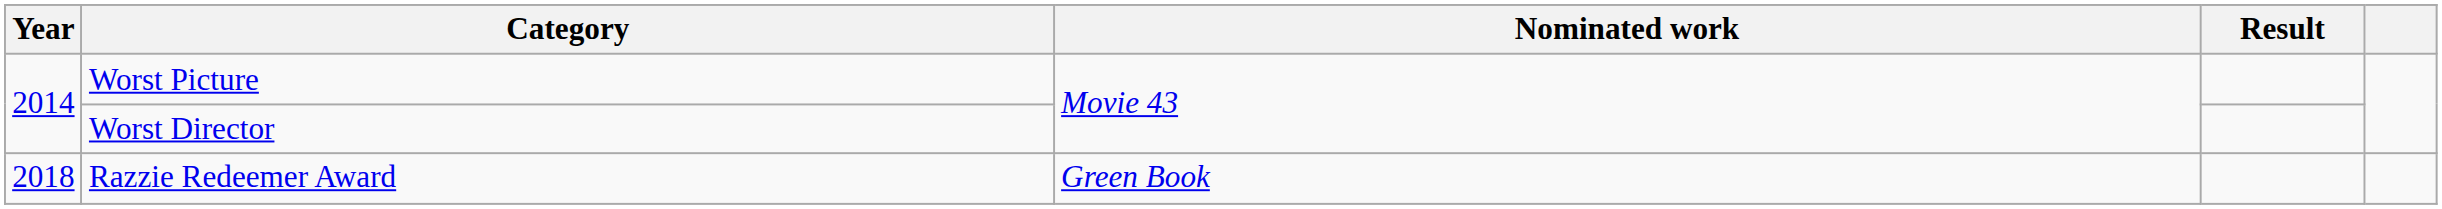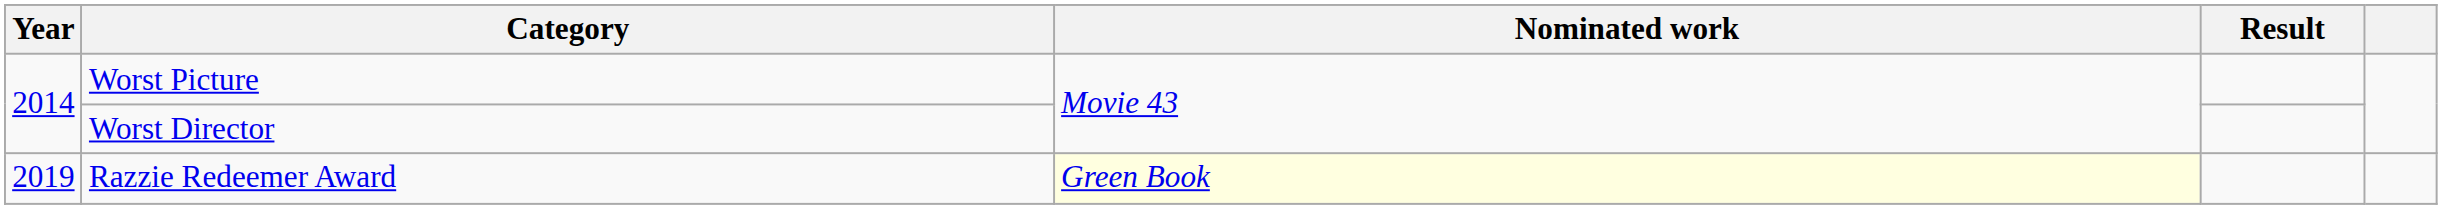(43, 177) 2018 -> (43, 177) 2019
(1135, 177) no background -> (1135, 177) lightyellow background
